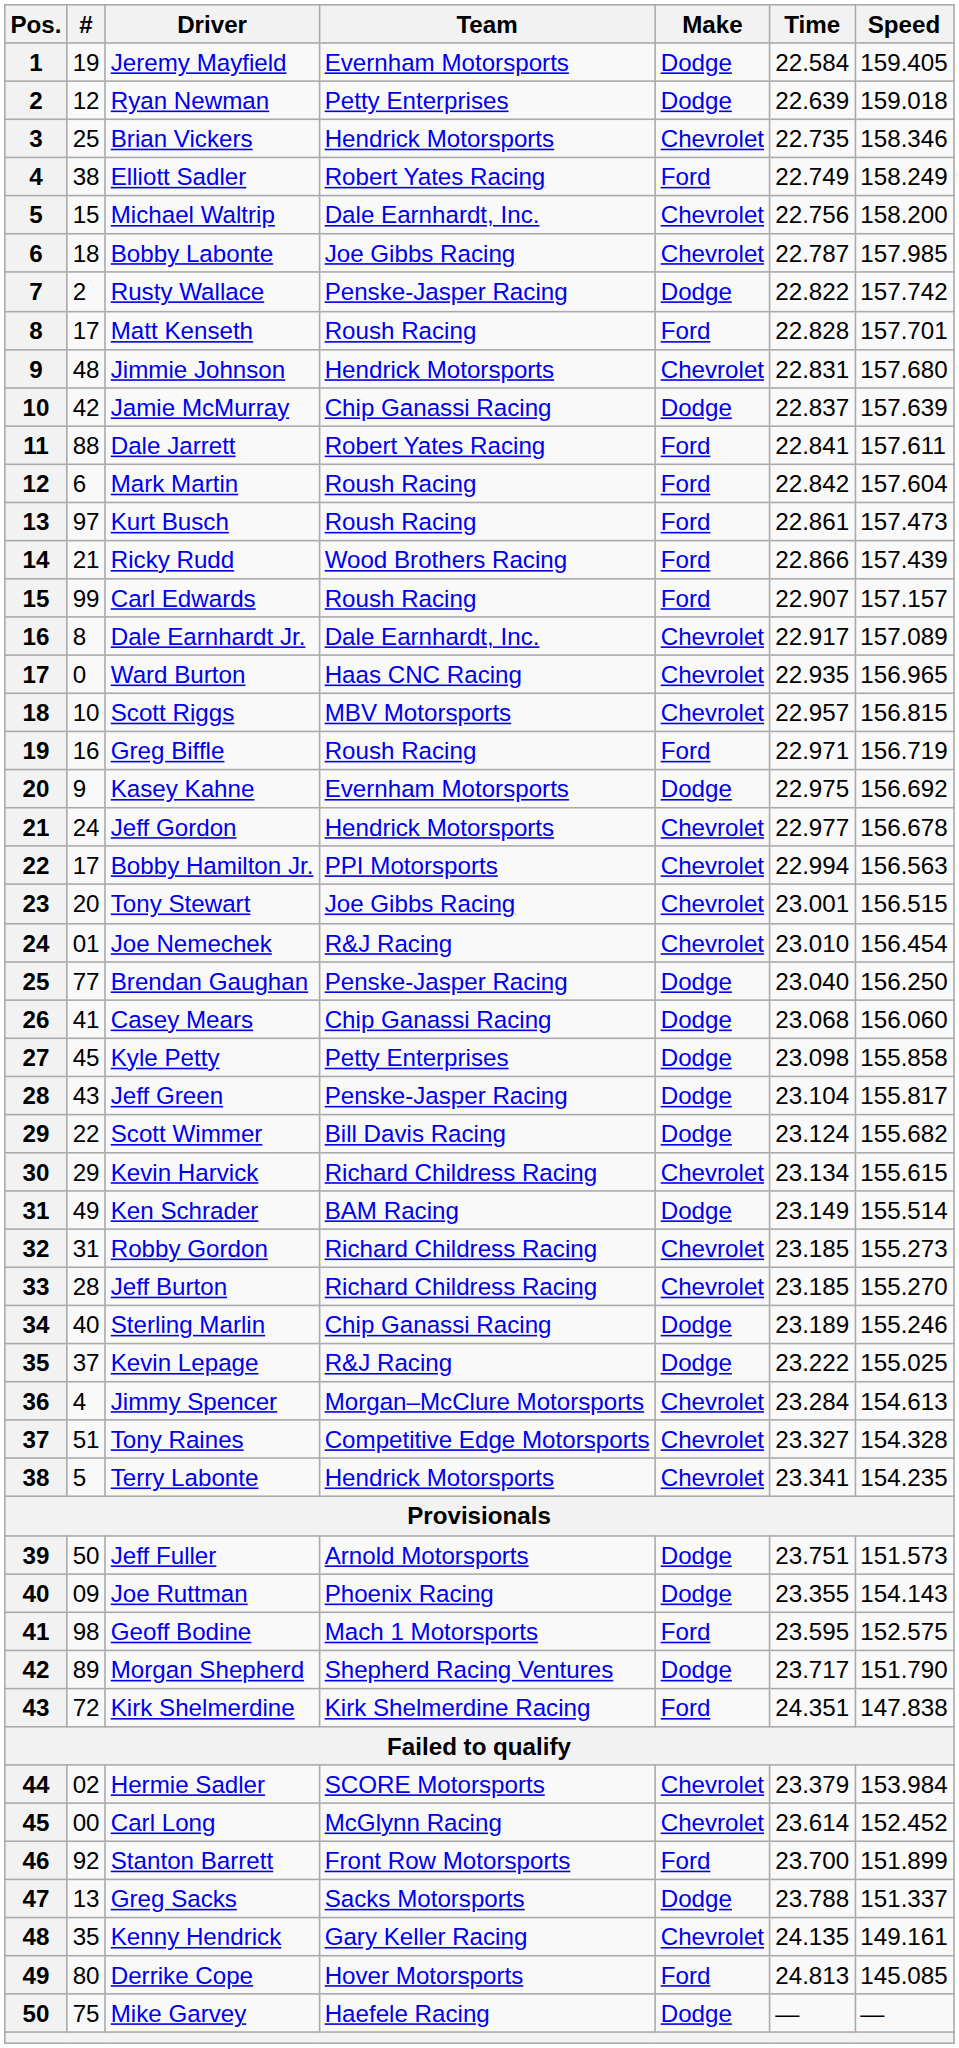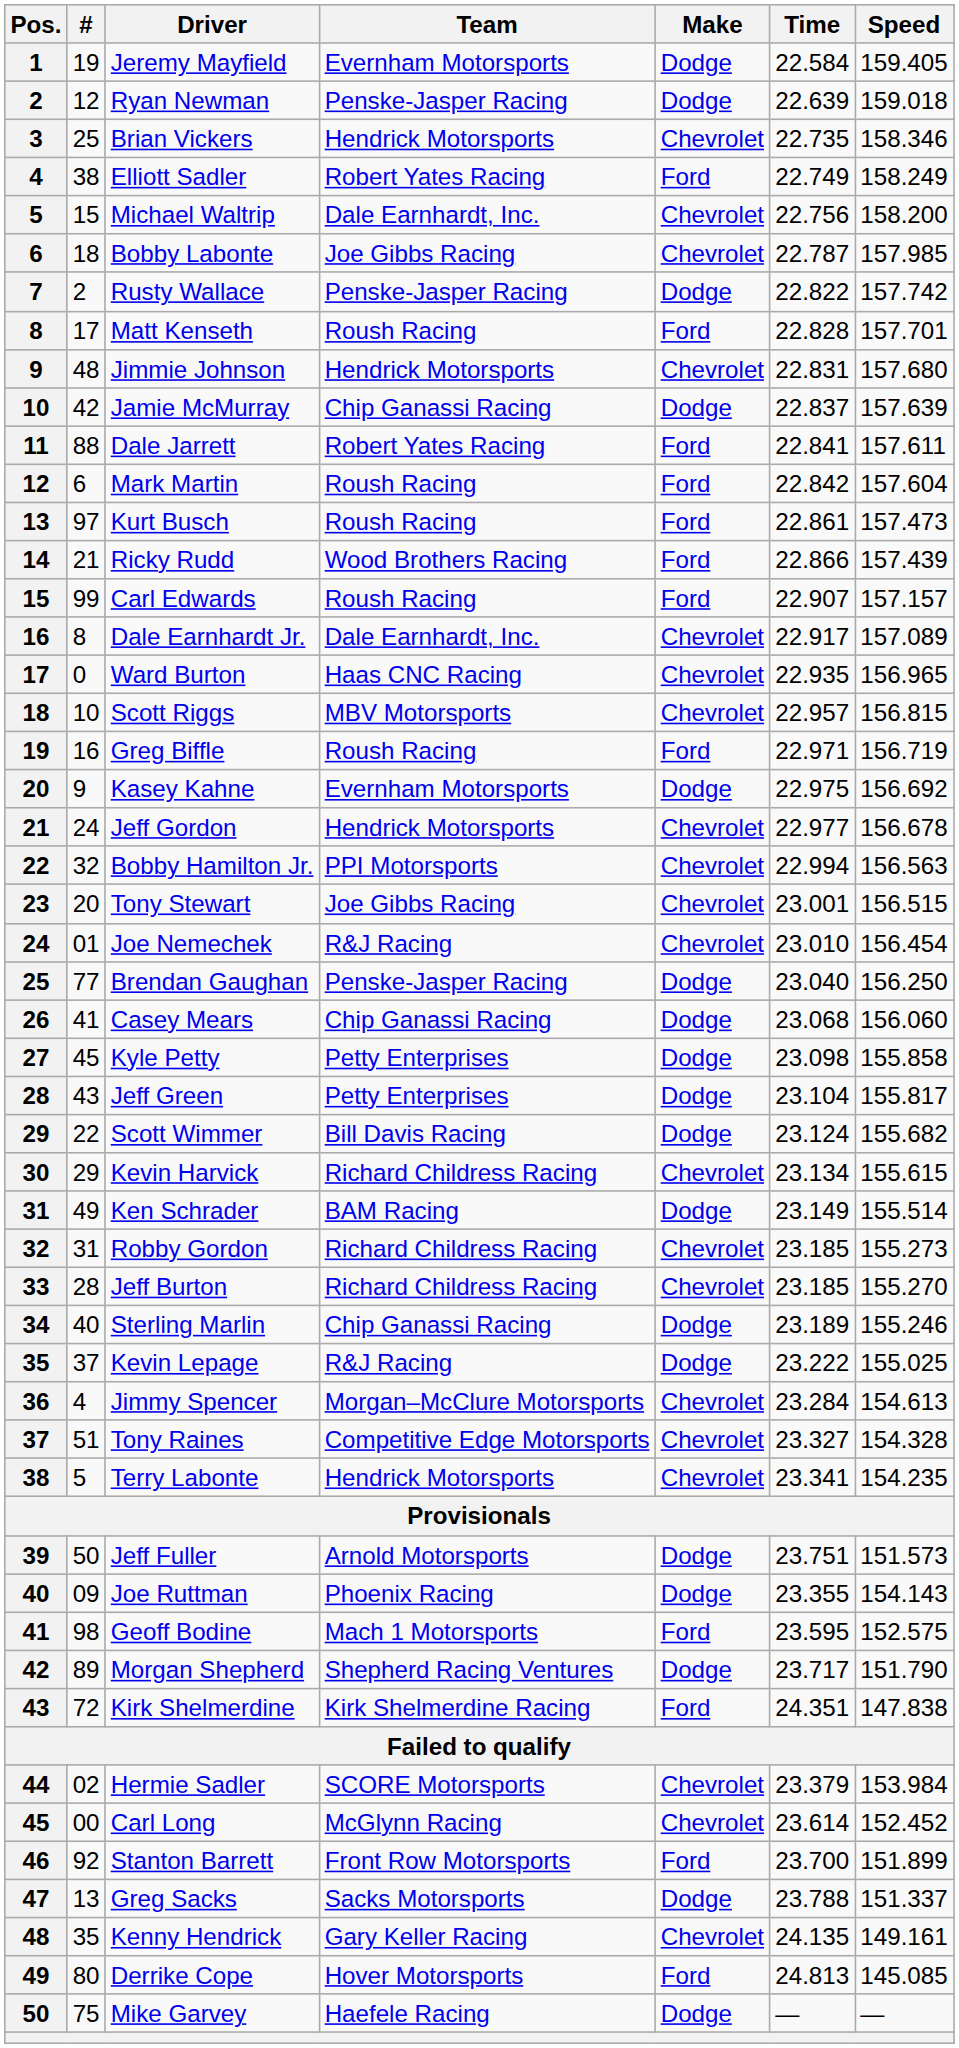(417, 101) Petty Enterprises -> (446, 101) Penske-Jasper Racing
(86, 866) 17 -> (86, 866) 32
(446, 1095) Penske-Jasper Racing -> (417, 1095) Petty Enterprises
